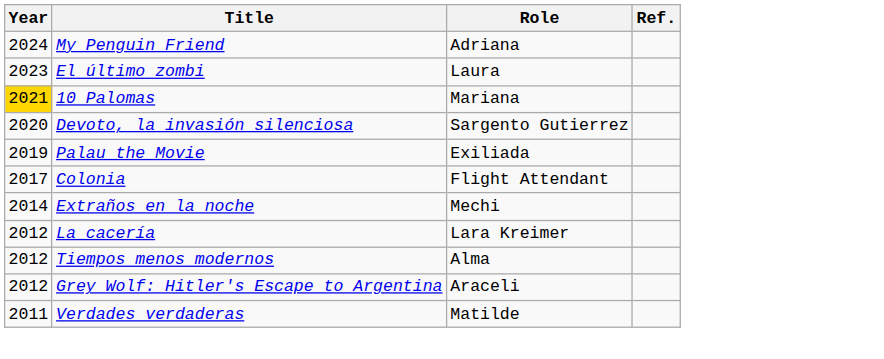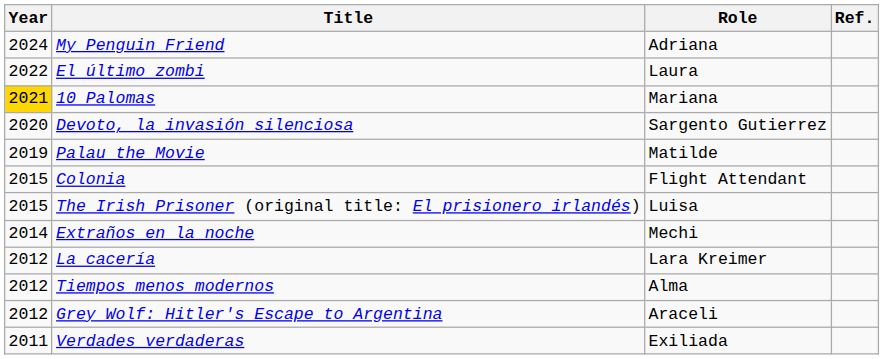(28, 72) 2023 -> (28, 72) 2022
(490, 153) Exiliada -> (683, 153) Matilde
(28, 180) 2017 -> (28, 180) 2015
+ row: (348, 206)
(485, 314) Matilde -> (688, 341) Exiliada
